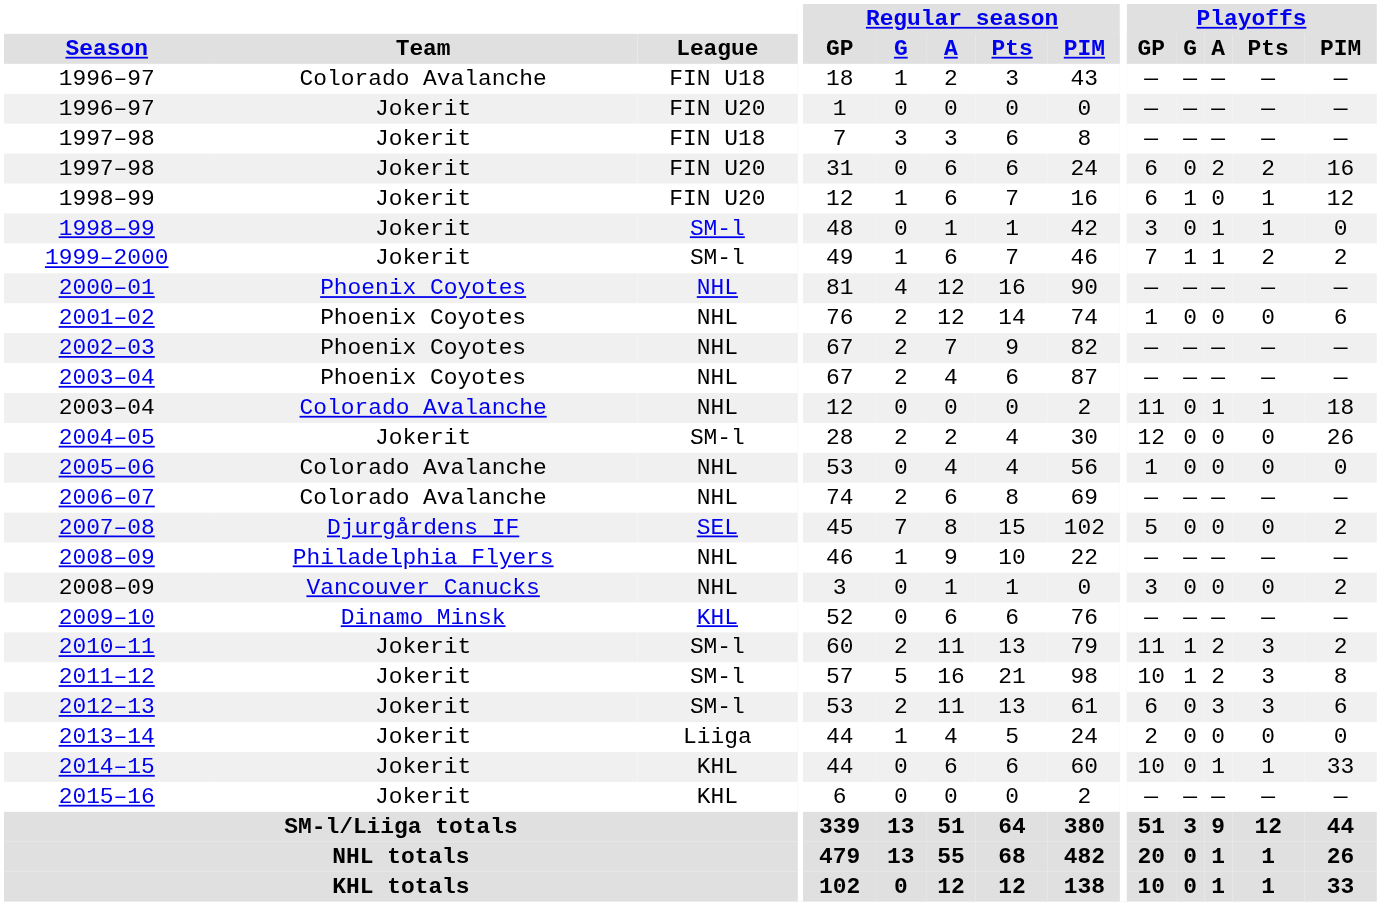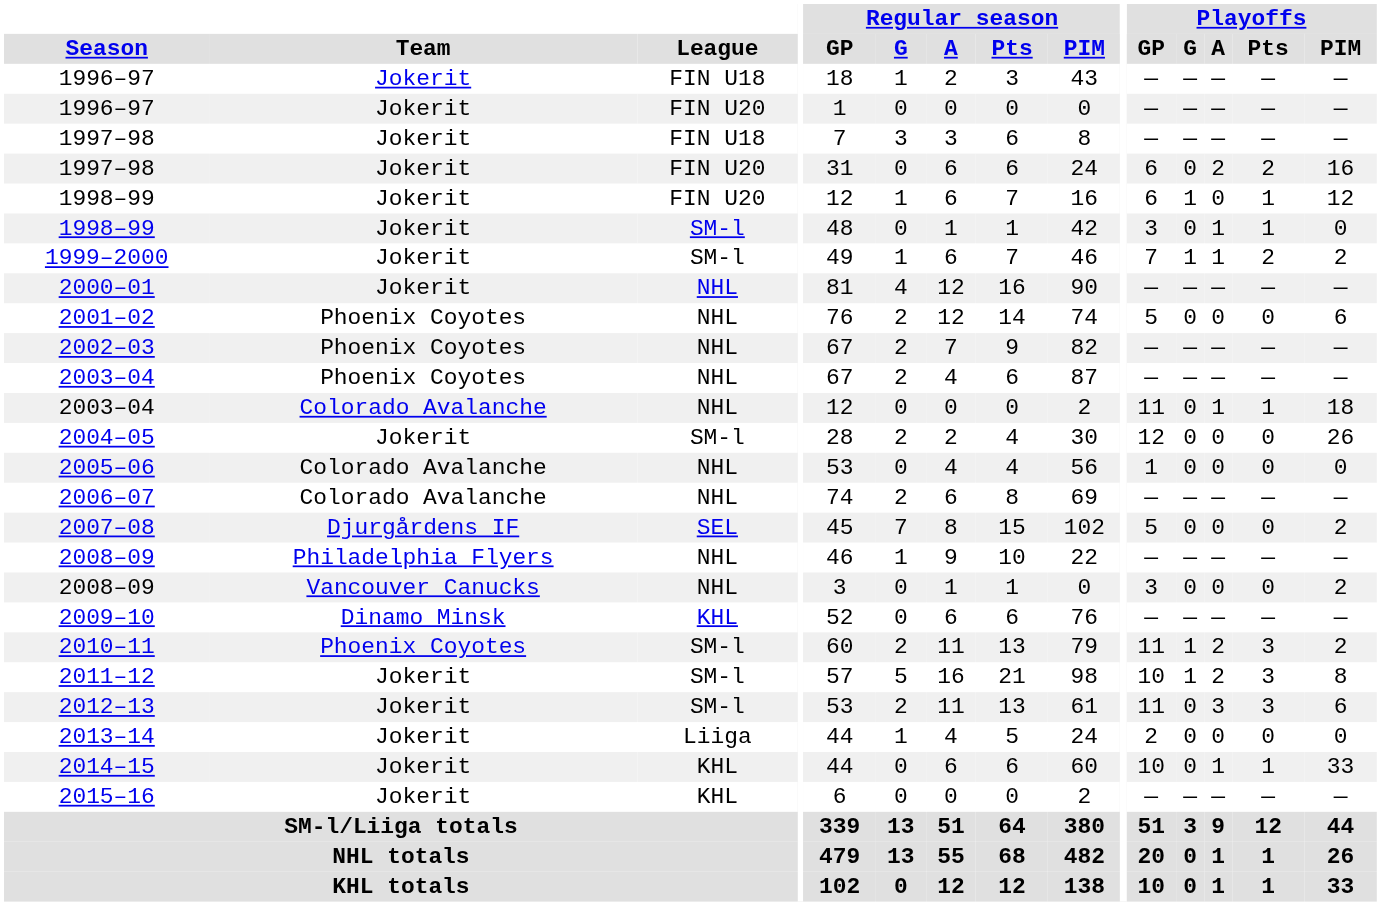(423, 79) Colorado Avalanche -> (423, 79) Jokerit
(423, 288) Phoenix Coyotes -> (423, 288) Jokerit
(1151, 318) 1 -> (1151, 318) 5
(423, 647) Jokerit -> (423, 647) Phoenix Coyotes
(1151, 707) 6 -> (1151, 707) 11
